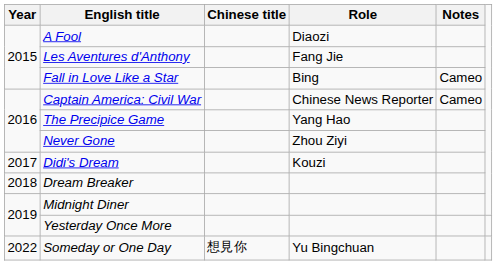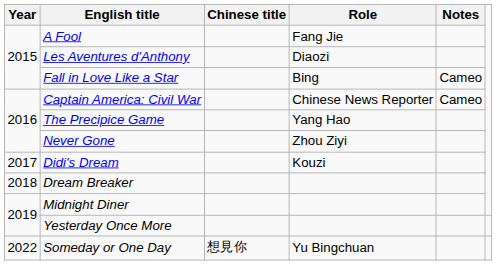(311, 36) Diaozi -> (318, 36) Fang Jie
(318, 57) Fang Jie -> (311, 57) Diaozi
